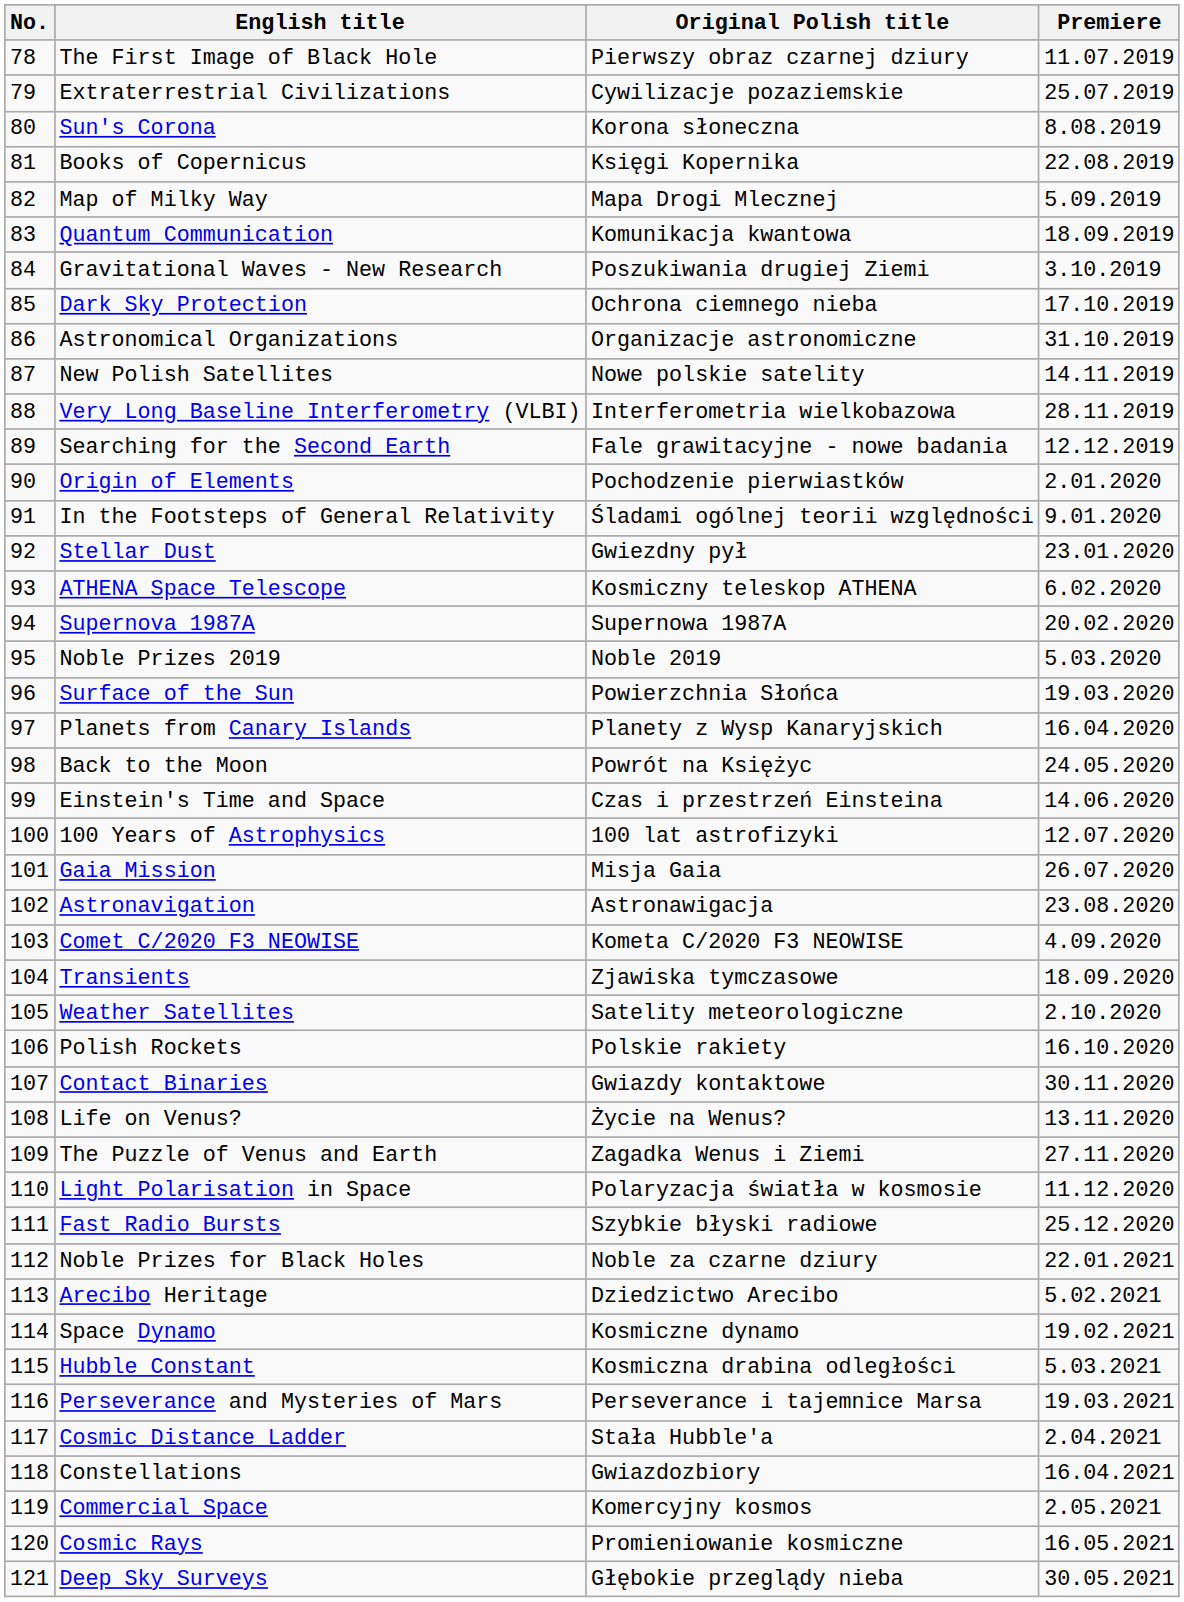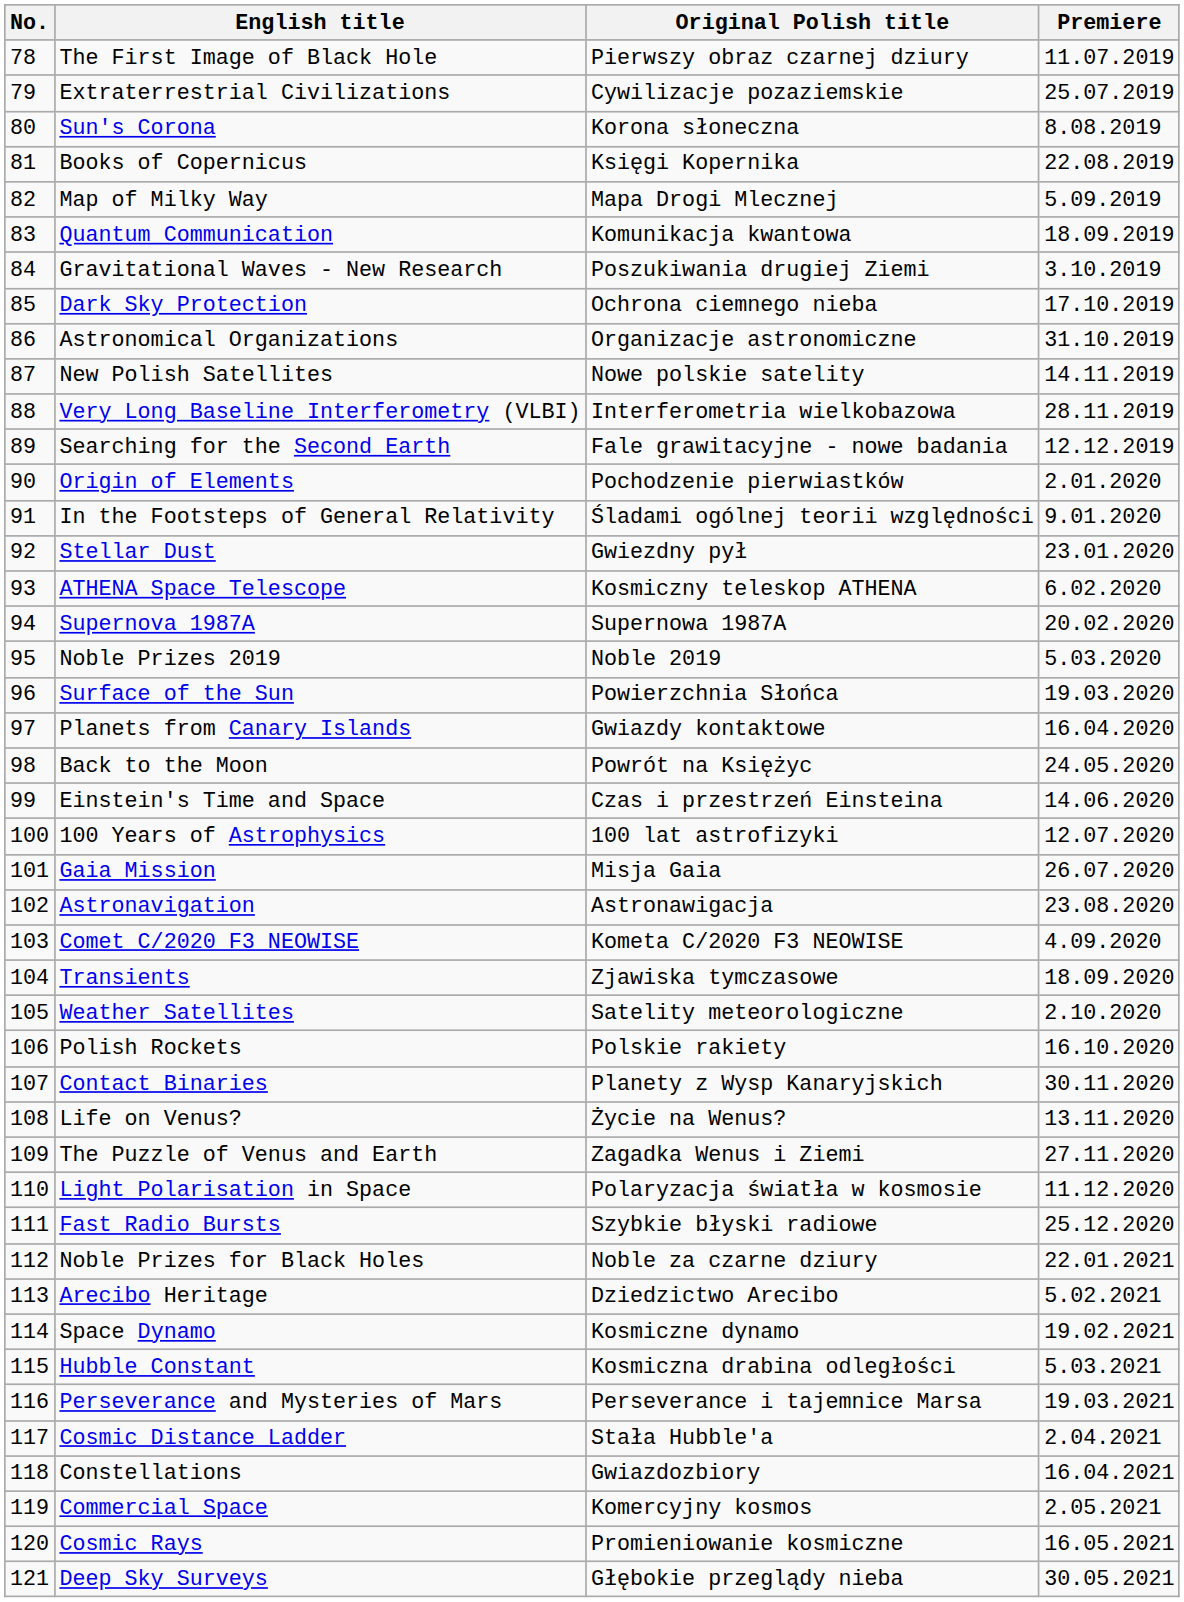(767, 730) Planety z Wysp Kanaryjskich -> (708, 730) Gwiazdy kontaktowe
(708, 1084) Gwiazdy kontaktowe -> (767, 1084) Planety z Wysp Kanaryjskich
